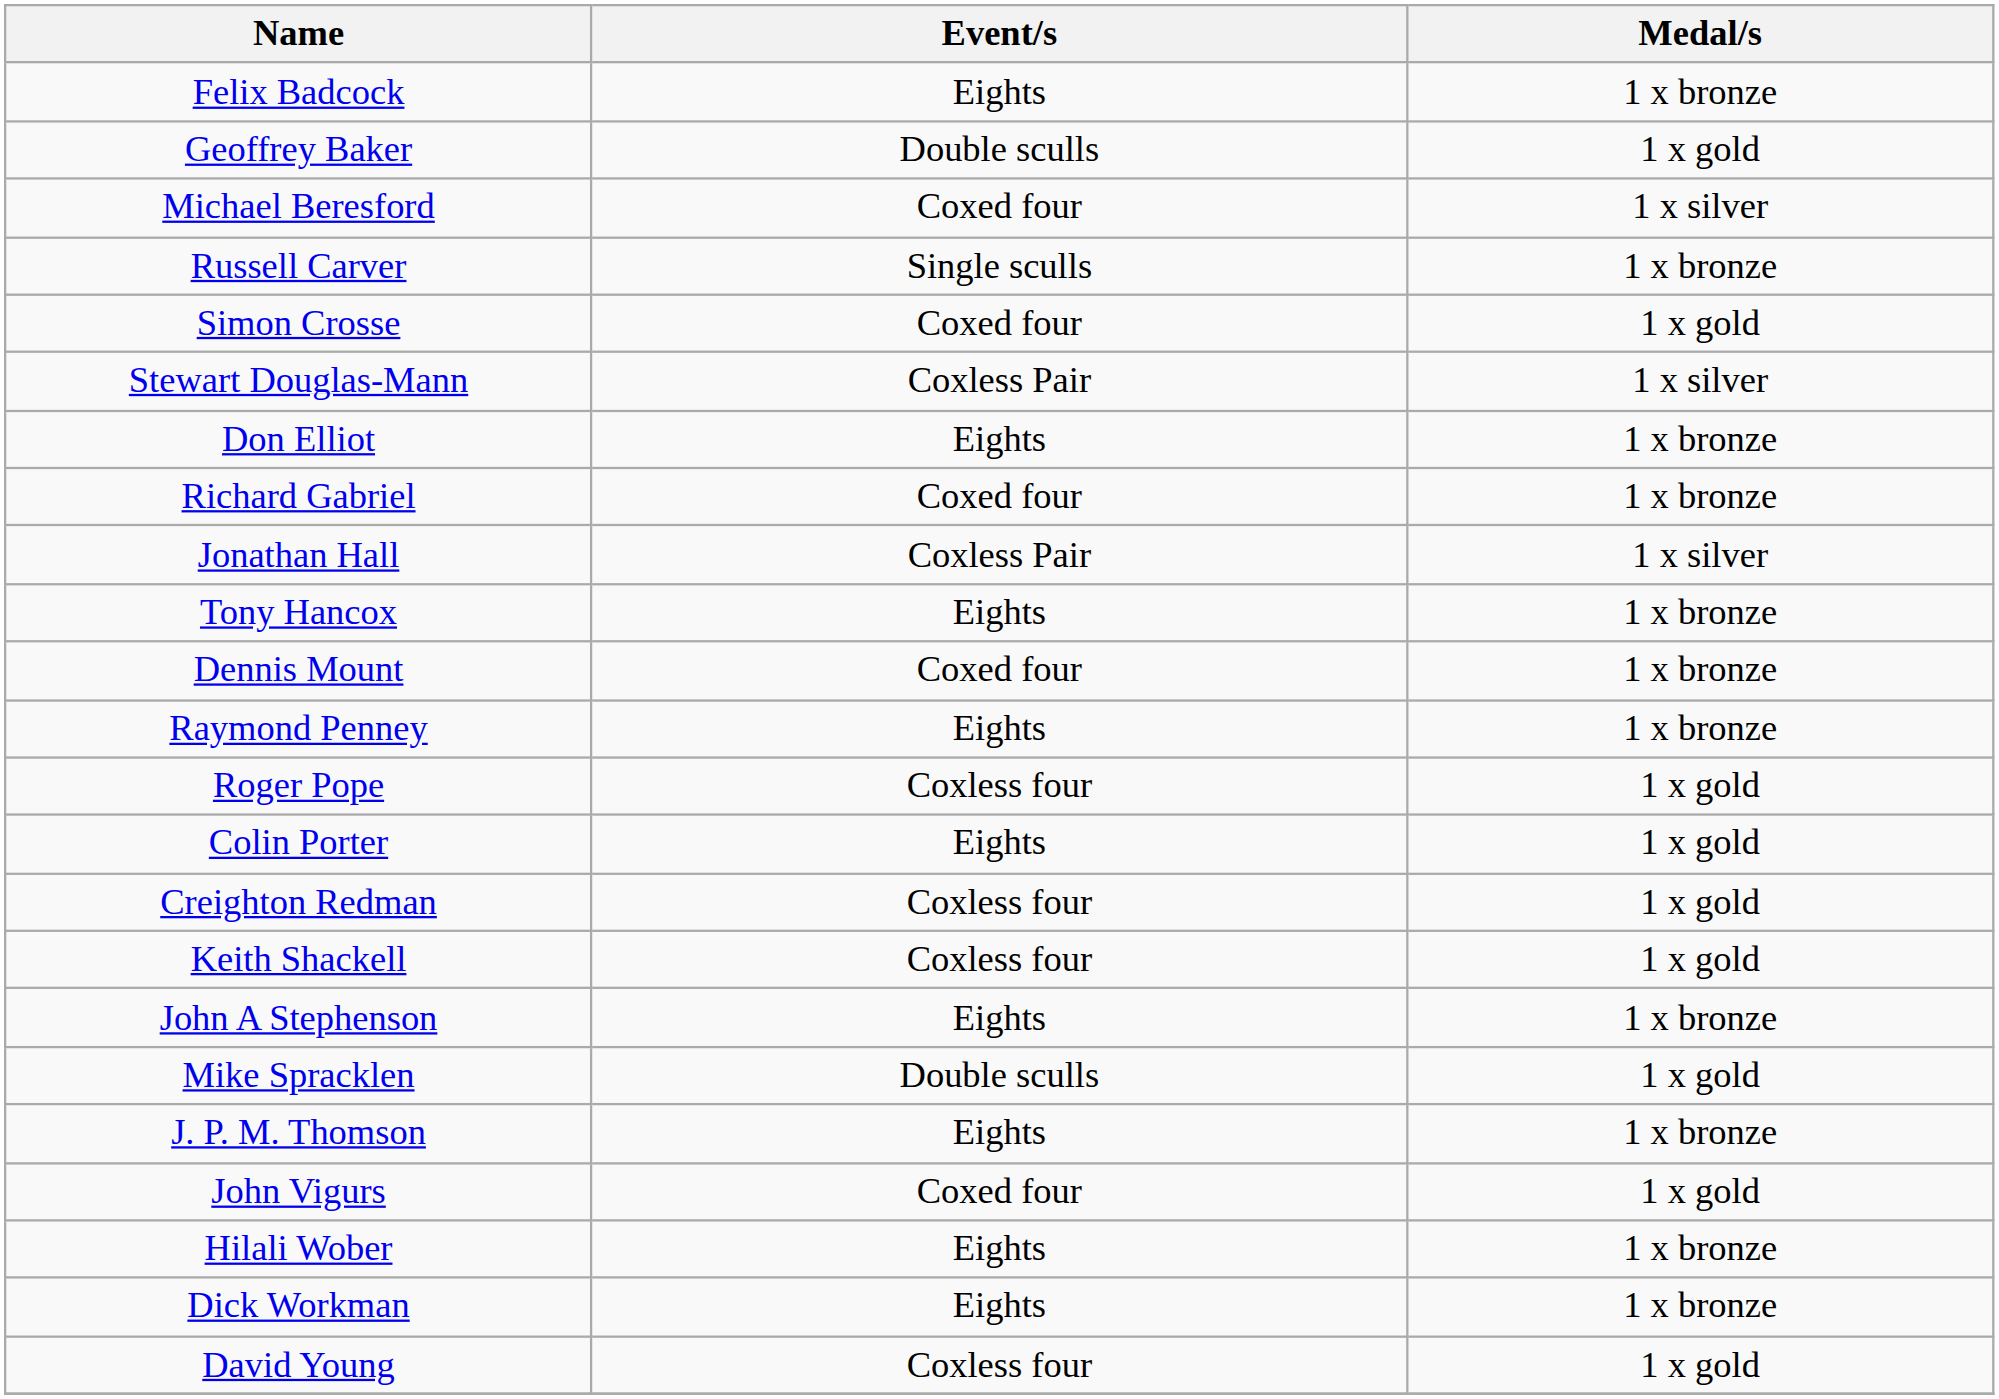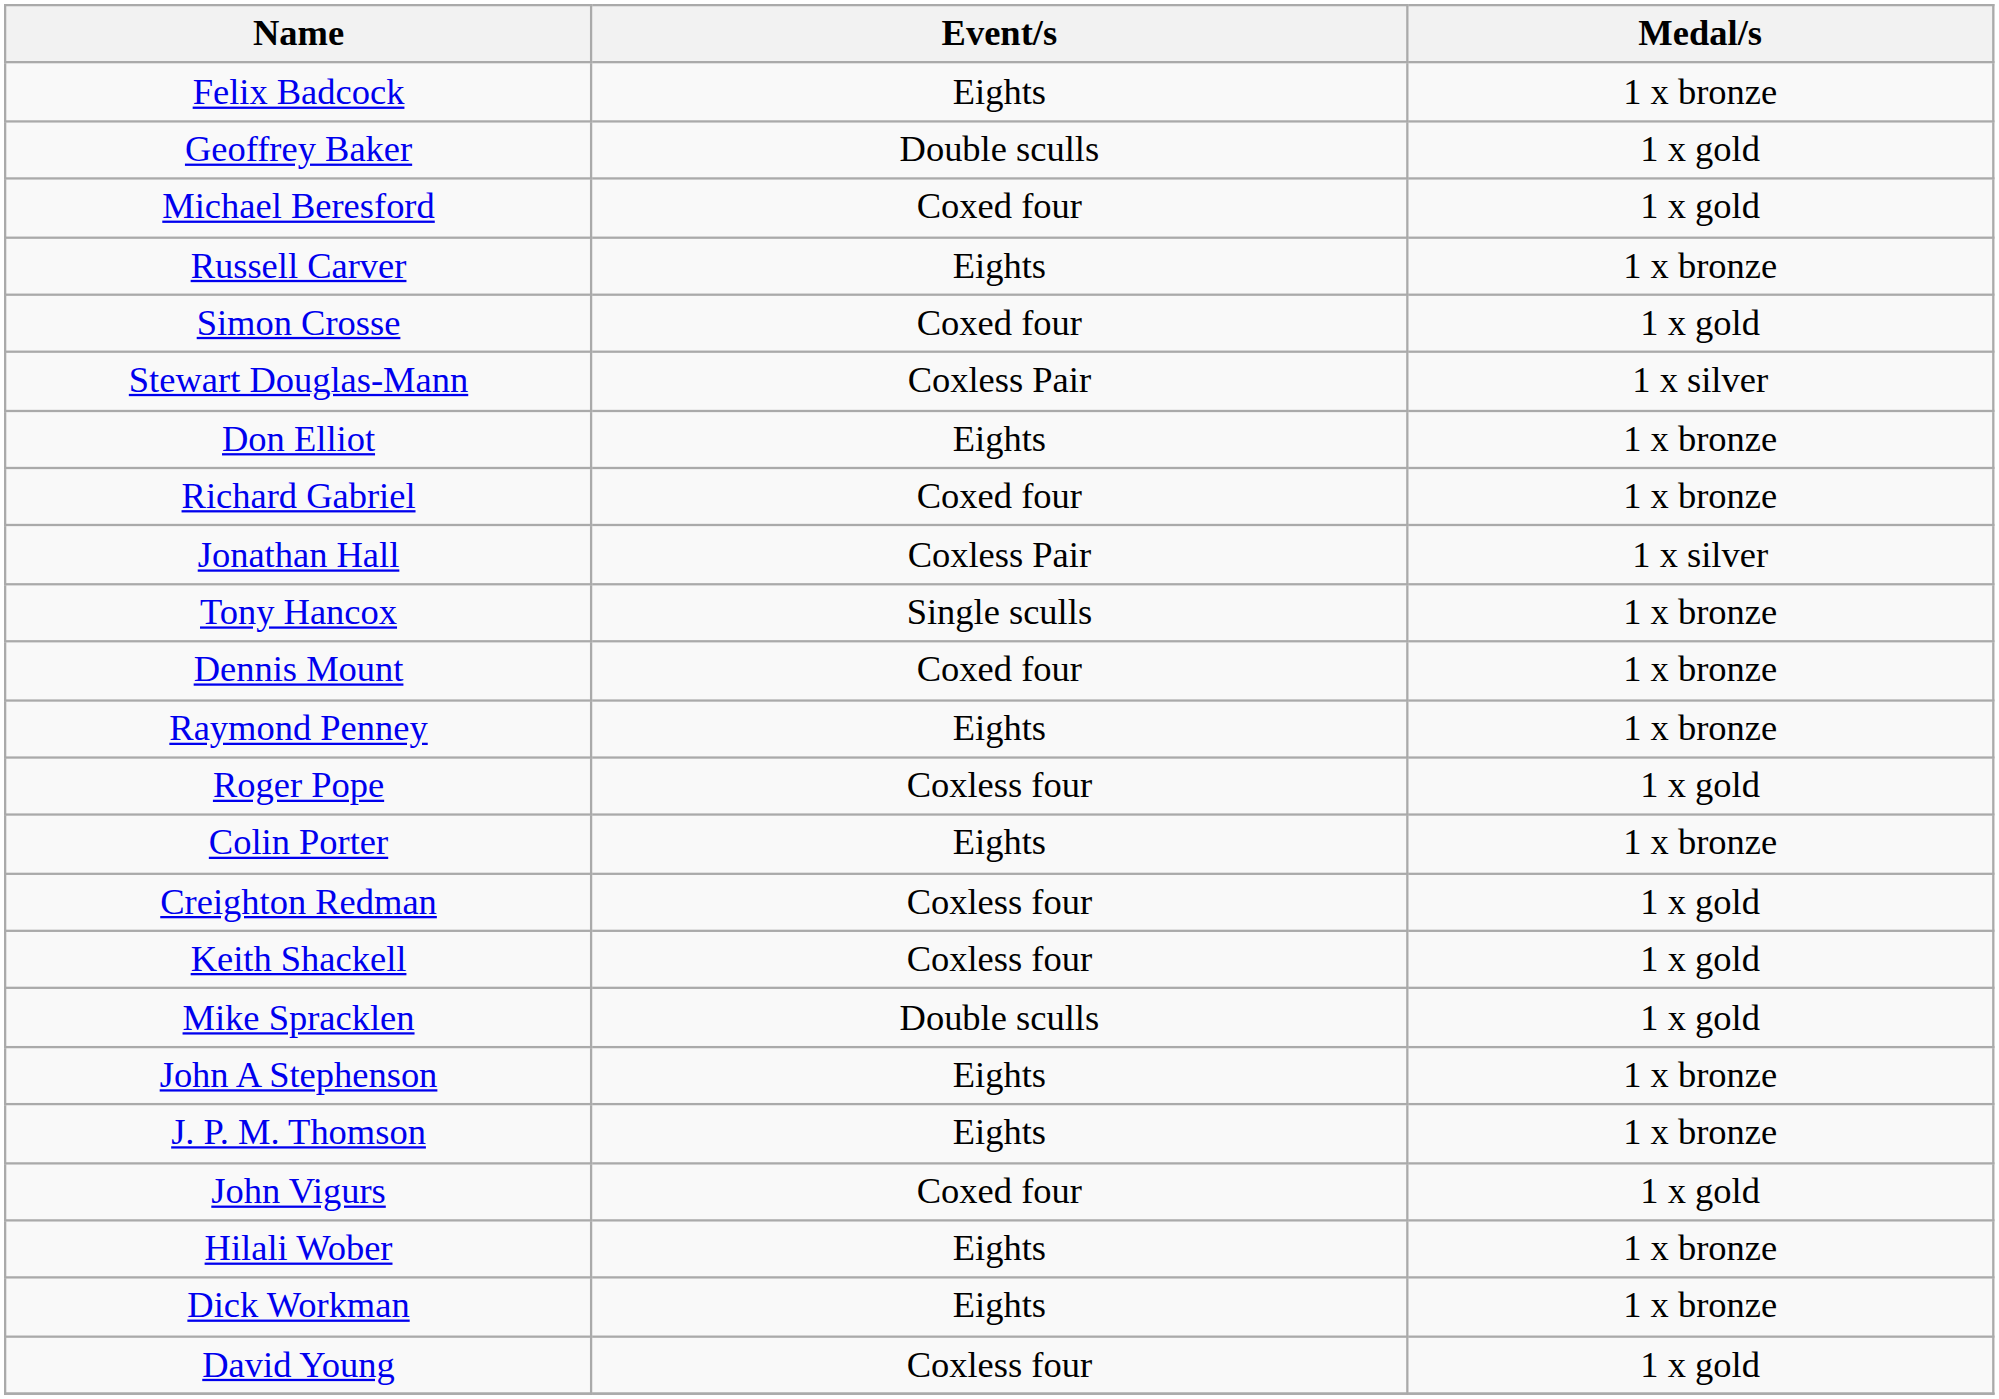(1700, 206) 1 x silver -> (1700, 206) 1 x gold
(999, 264) Single sculls -> (999, 264) Eights
(999, 611) Eights -> (999, 611) Single sculls
(1700, 843) 1 x gold -> (1700, 843) 1 x bronze
rows swapped: (299, 1074) <-> (299, 1016)
